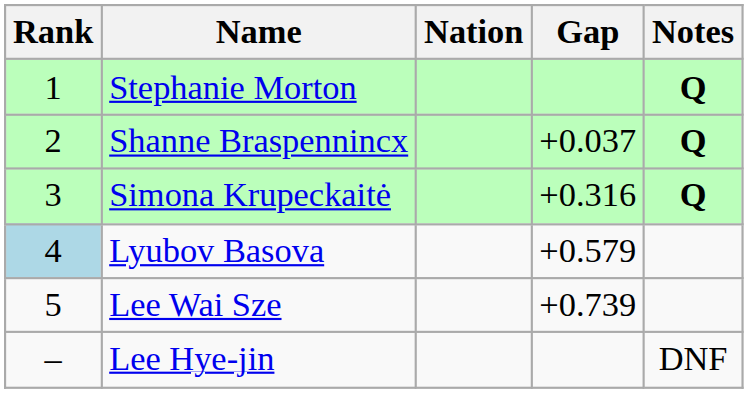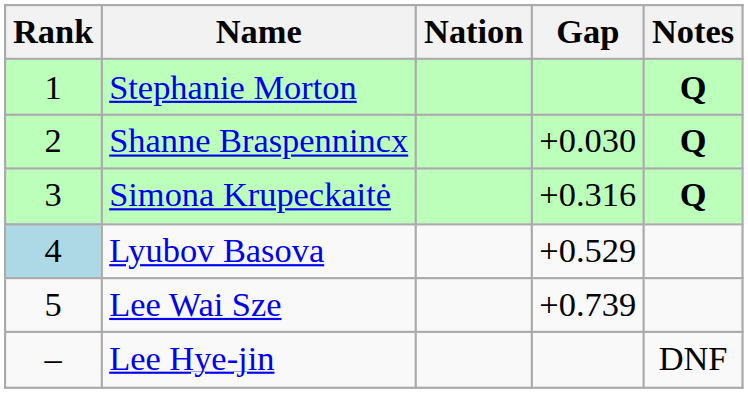(588, 140) +0.037 -> (588, 140) +0.030
(588, 250) +0.579 -> (588, 250) +0.529
